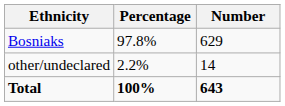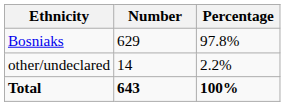columns swapped: (238, 16) <-> (155, 16)
